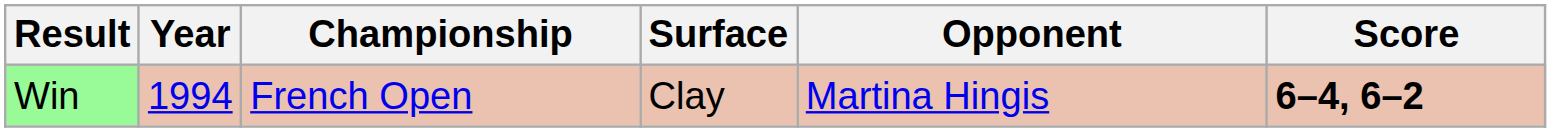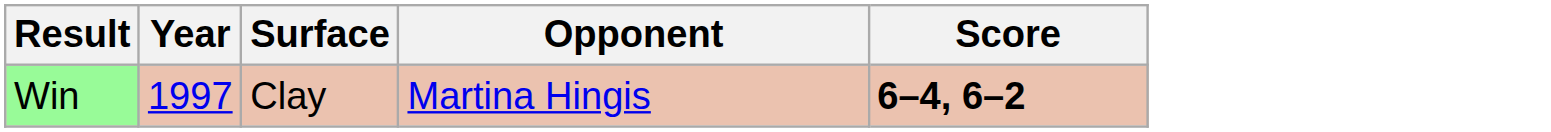- column: (441, 34)
(190, 95) 1994 -> (190, 95) 1997
